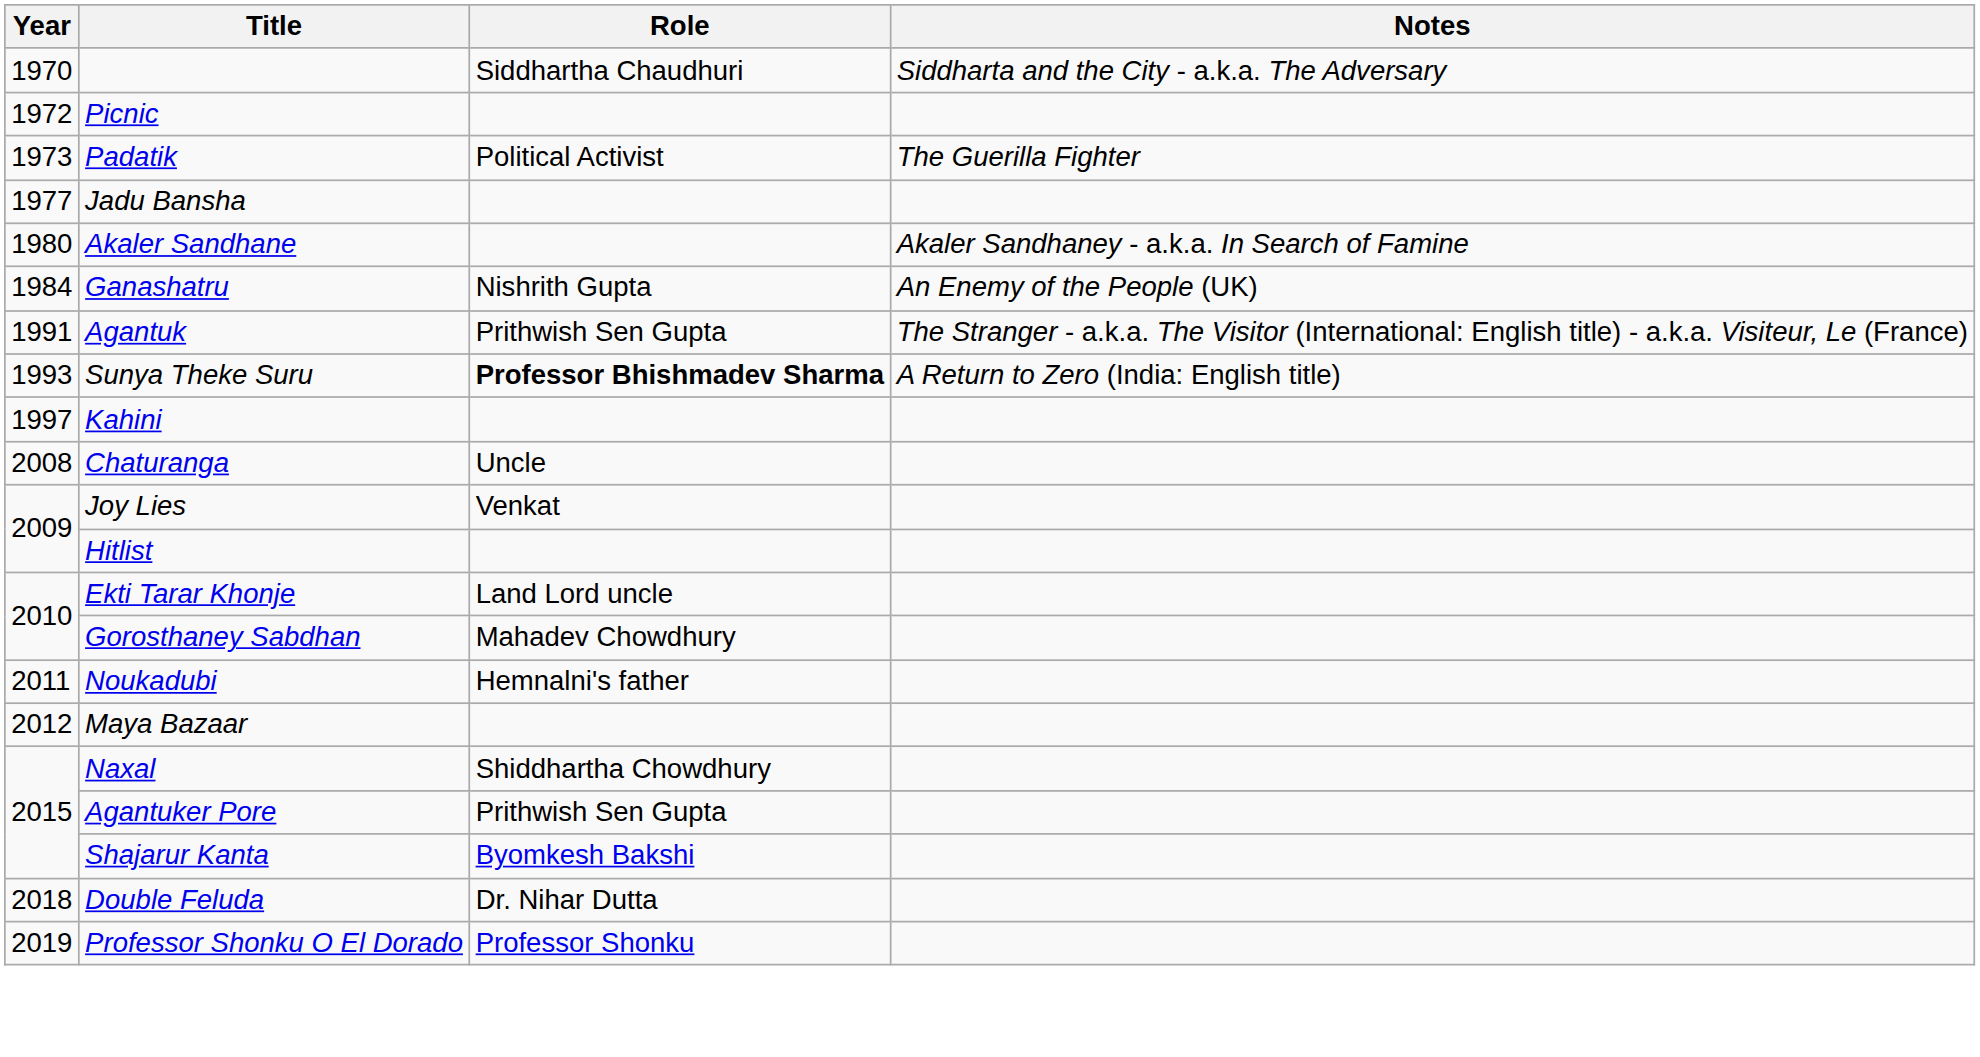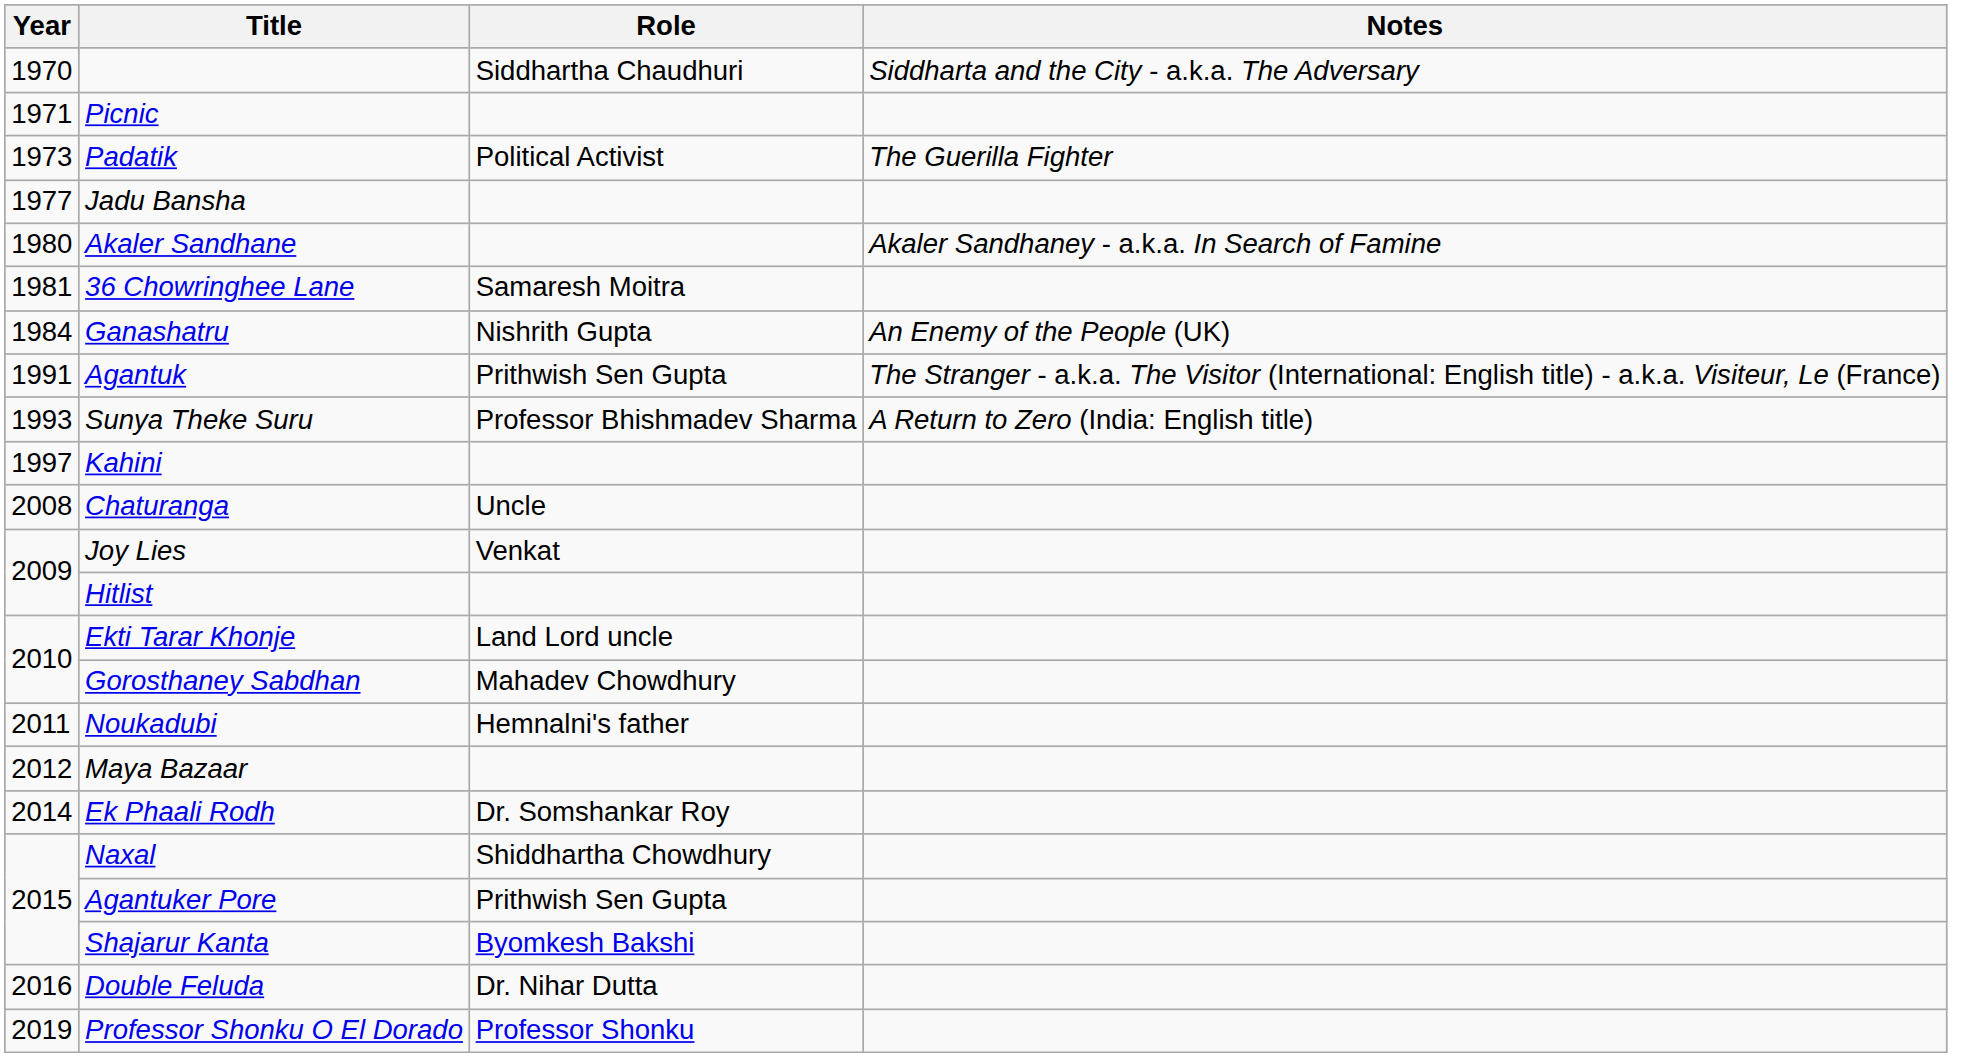(42, 113) 1972 -> (42, 113) 1971
+ row: (220, 288)
(680, 375) bold -> (666, 419) normal
+ row: (180, 811)
(42, 899) 2018 -> (42, 986) 2016
